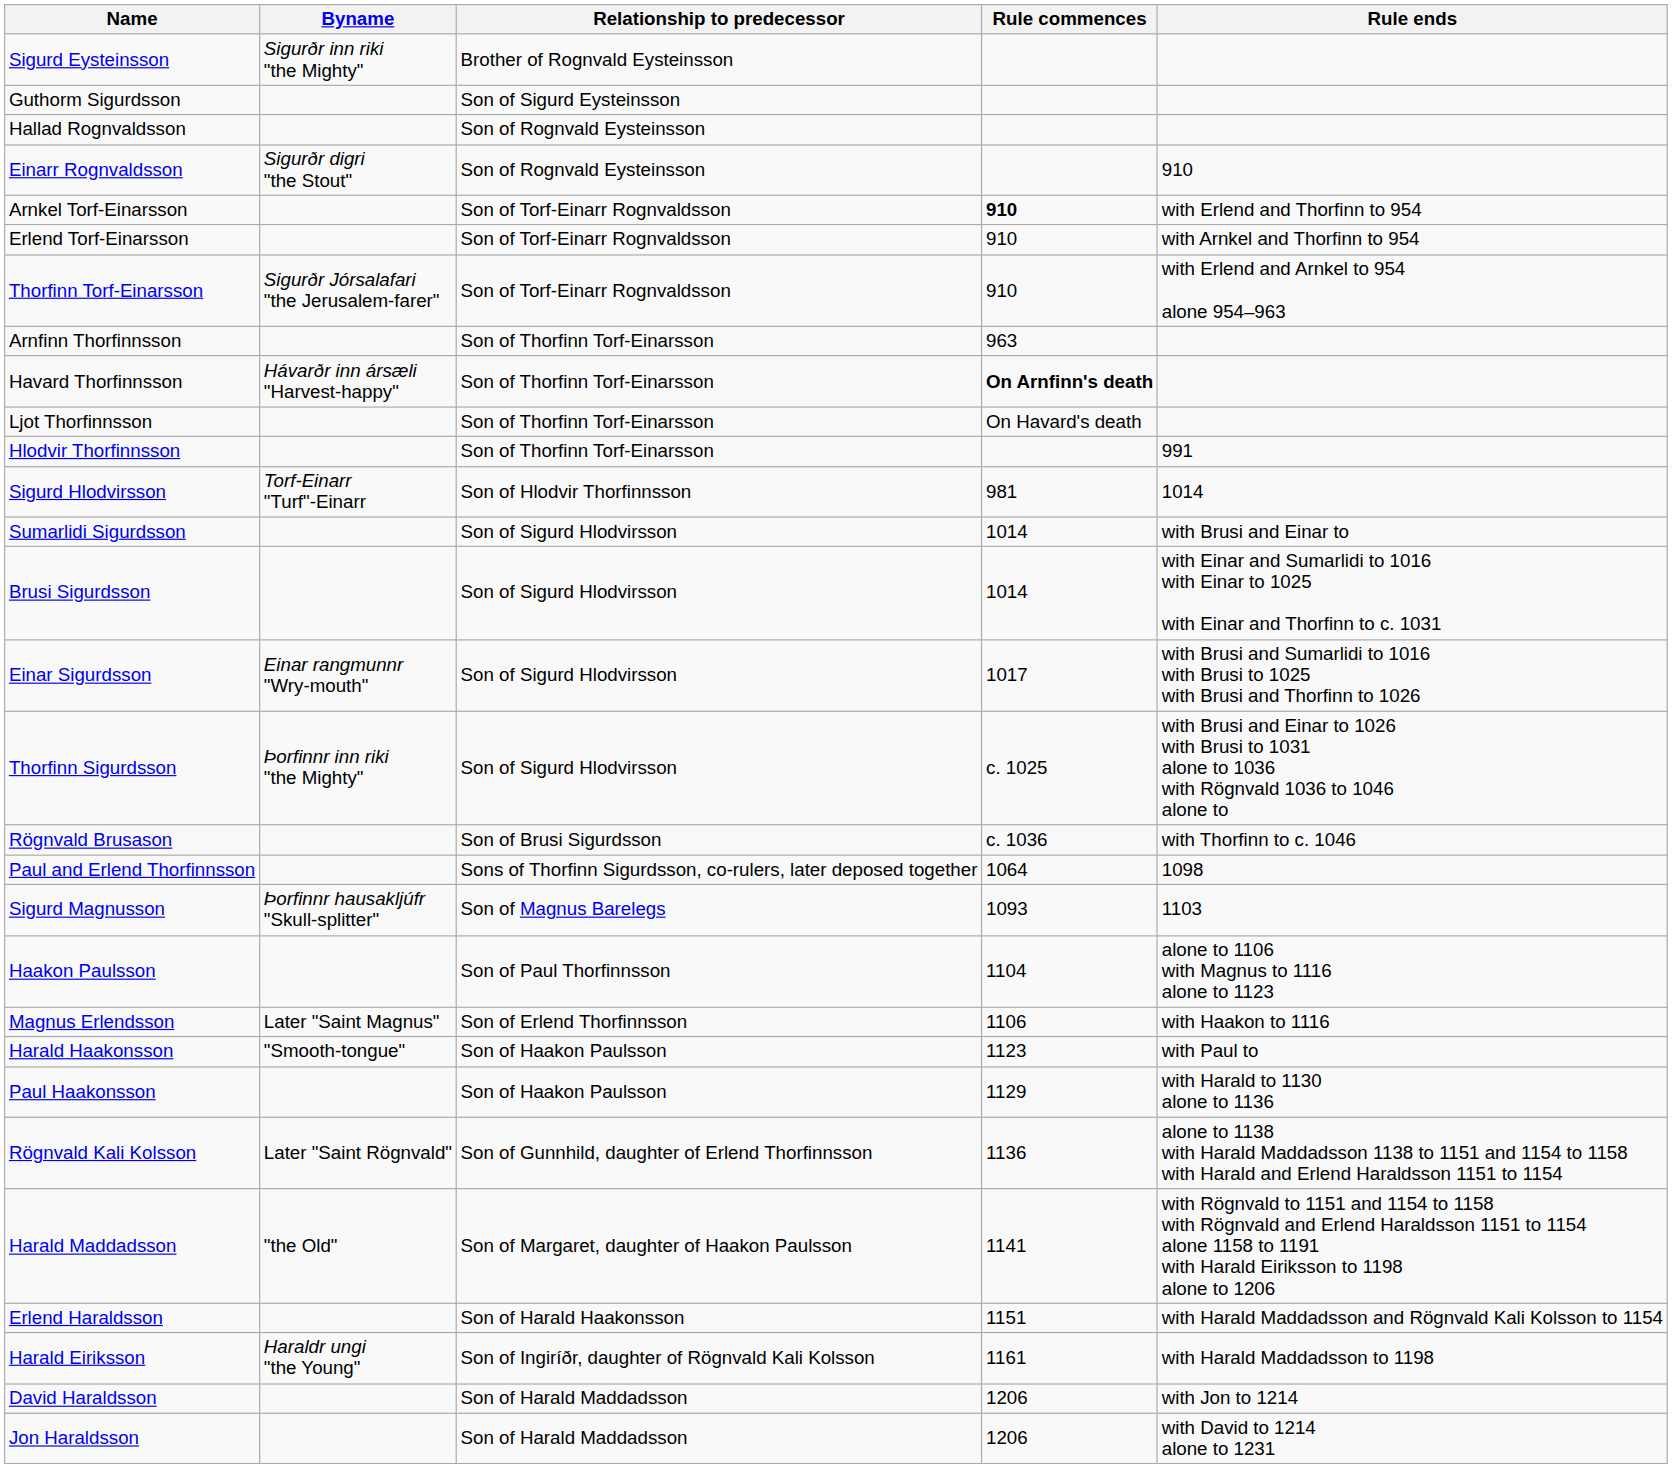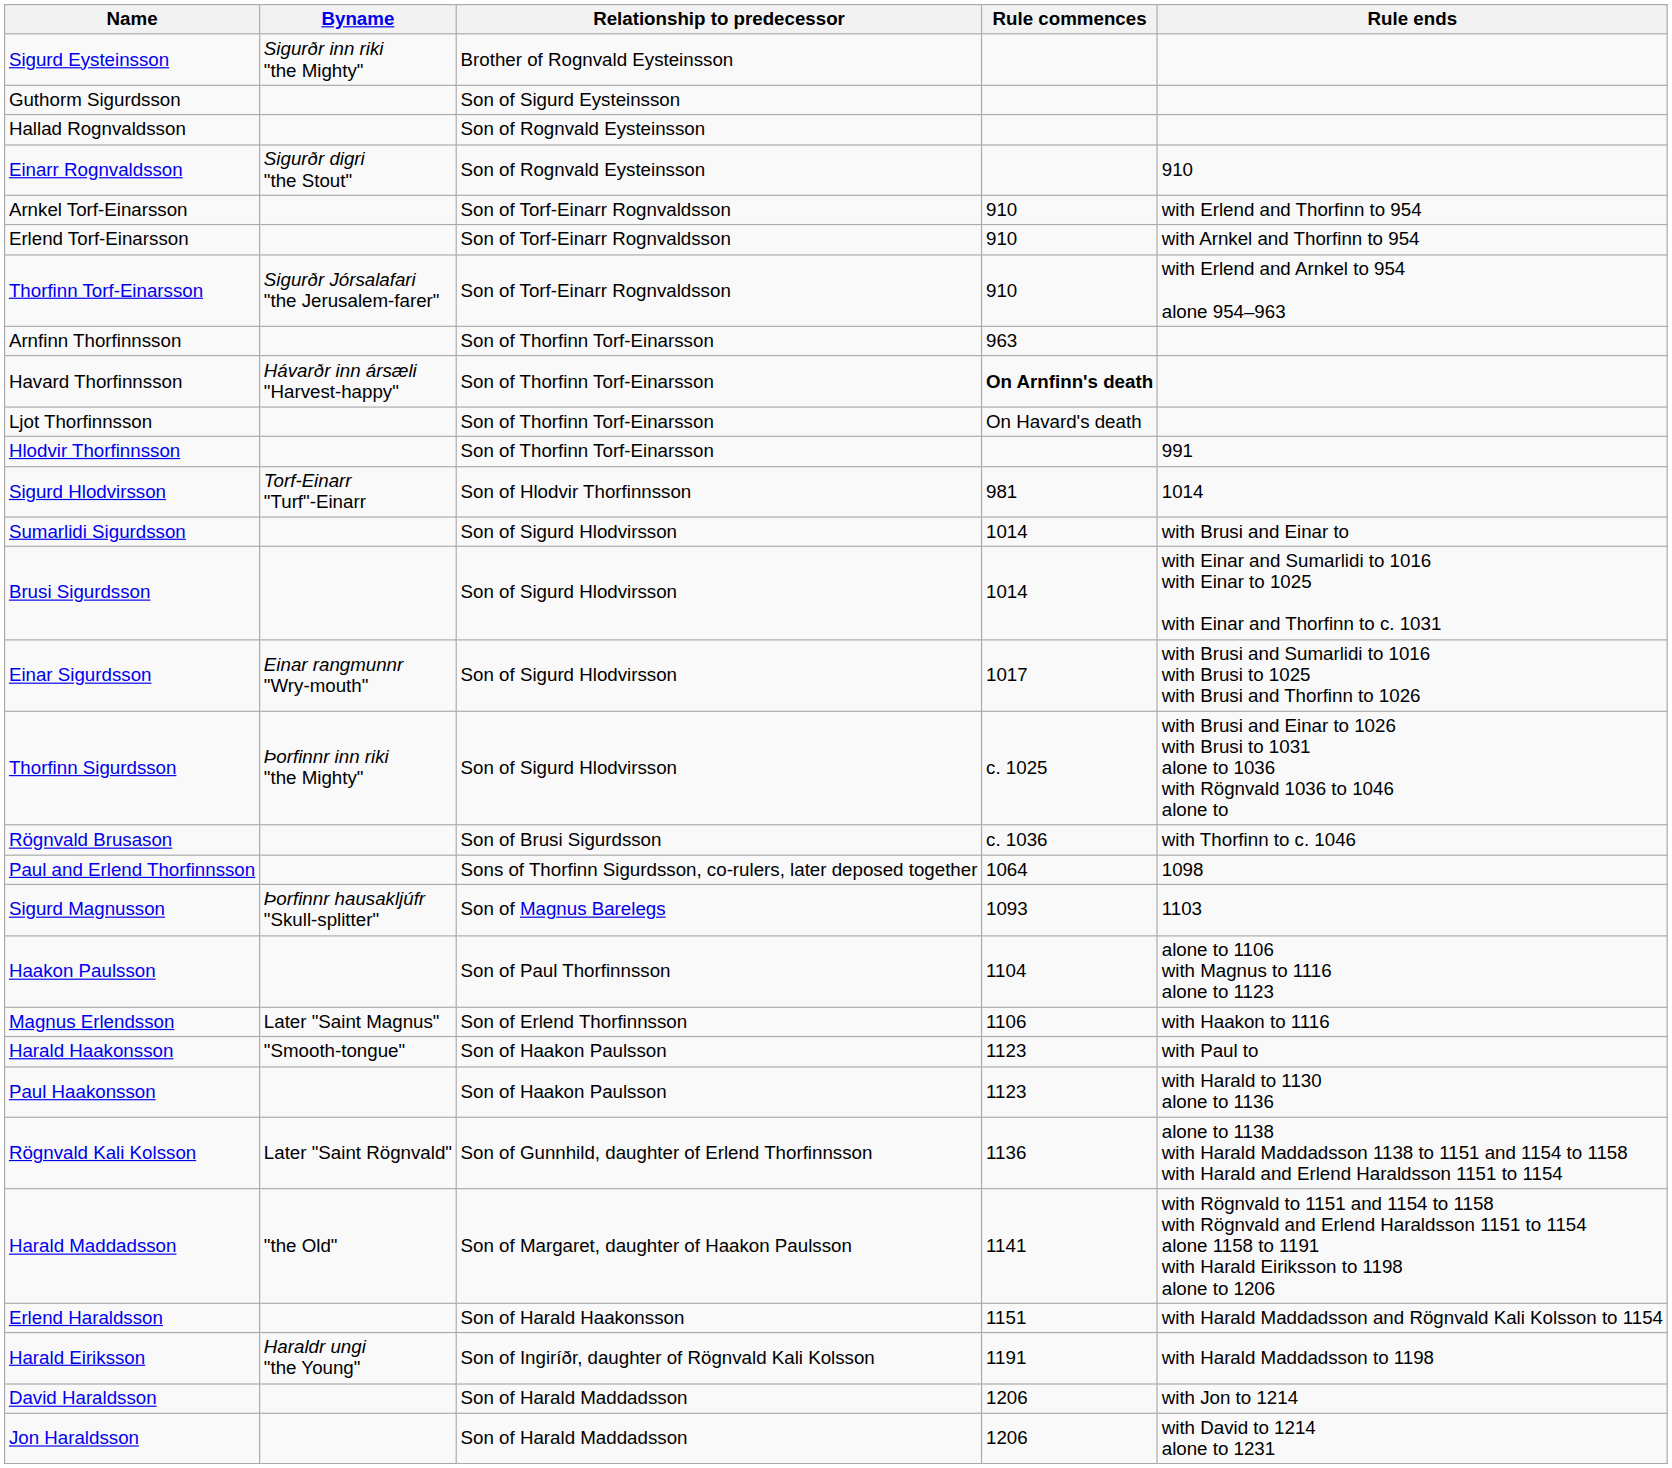(1002, 209) bold -> (1002, 209) normal
(1006, 1091) 1129 -> (1006, 1091) 1123
(1006, 1357) 1161 -> (1006, 1357) 1191
